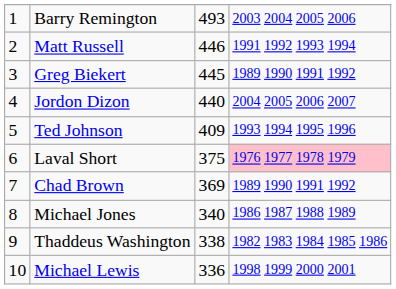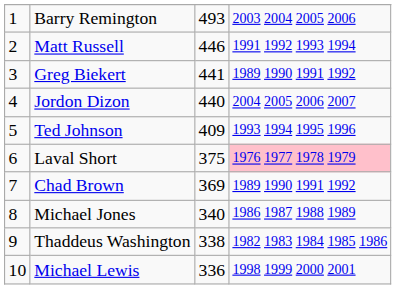(212, 74) 445 -> (212, 74) 441
